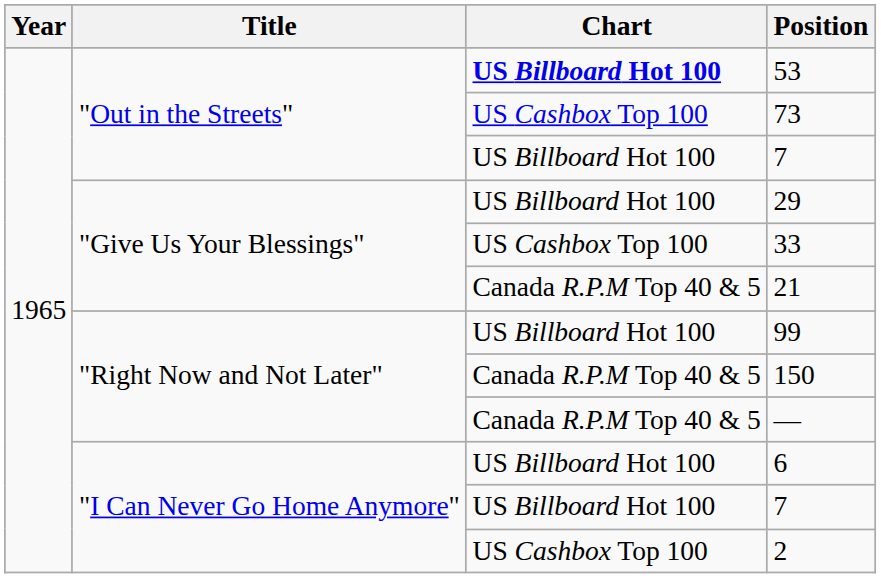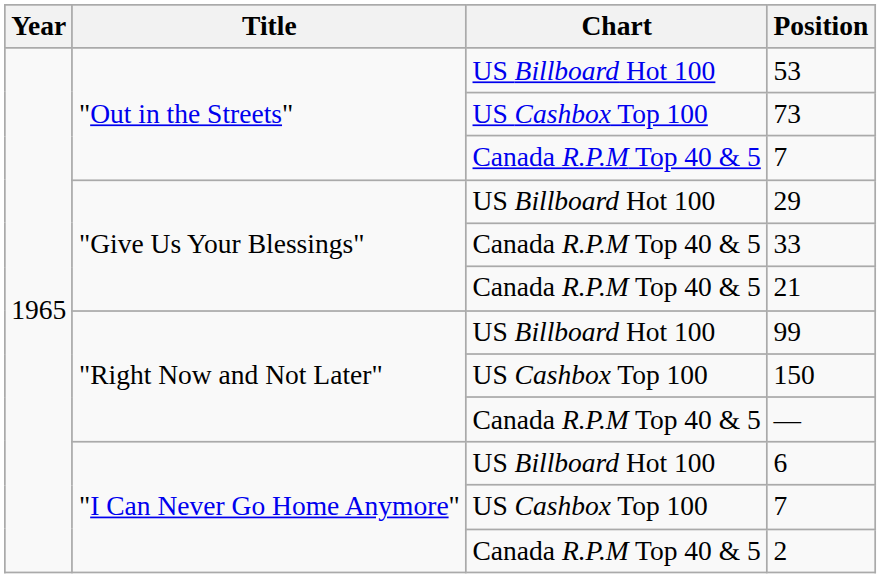(597, 69) bold -> (594, 69) normal
(594, 157) US Billboard Hot 100 -> (617, 157) Canada R.P.M Top 40 & 5
(590, 244) US Cashbox Top 100 -> (617, 244) Canada R.P.M Top 40 & 5
(617, 375) Canada R.P.M Top 40 & 5 -> (590, 375) US Cashbox Top 100
(594, 506) US Billboard Hot 100 -> (590, 506) US Cashbox Top 100
(590, 550) US Cashbox Top 100 -> (617, 550) Canada R.P.M Top 40 & 5
